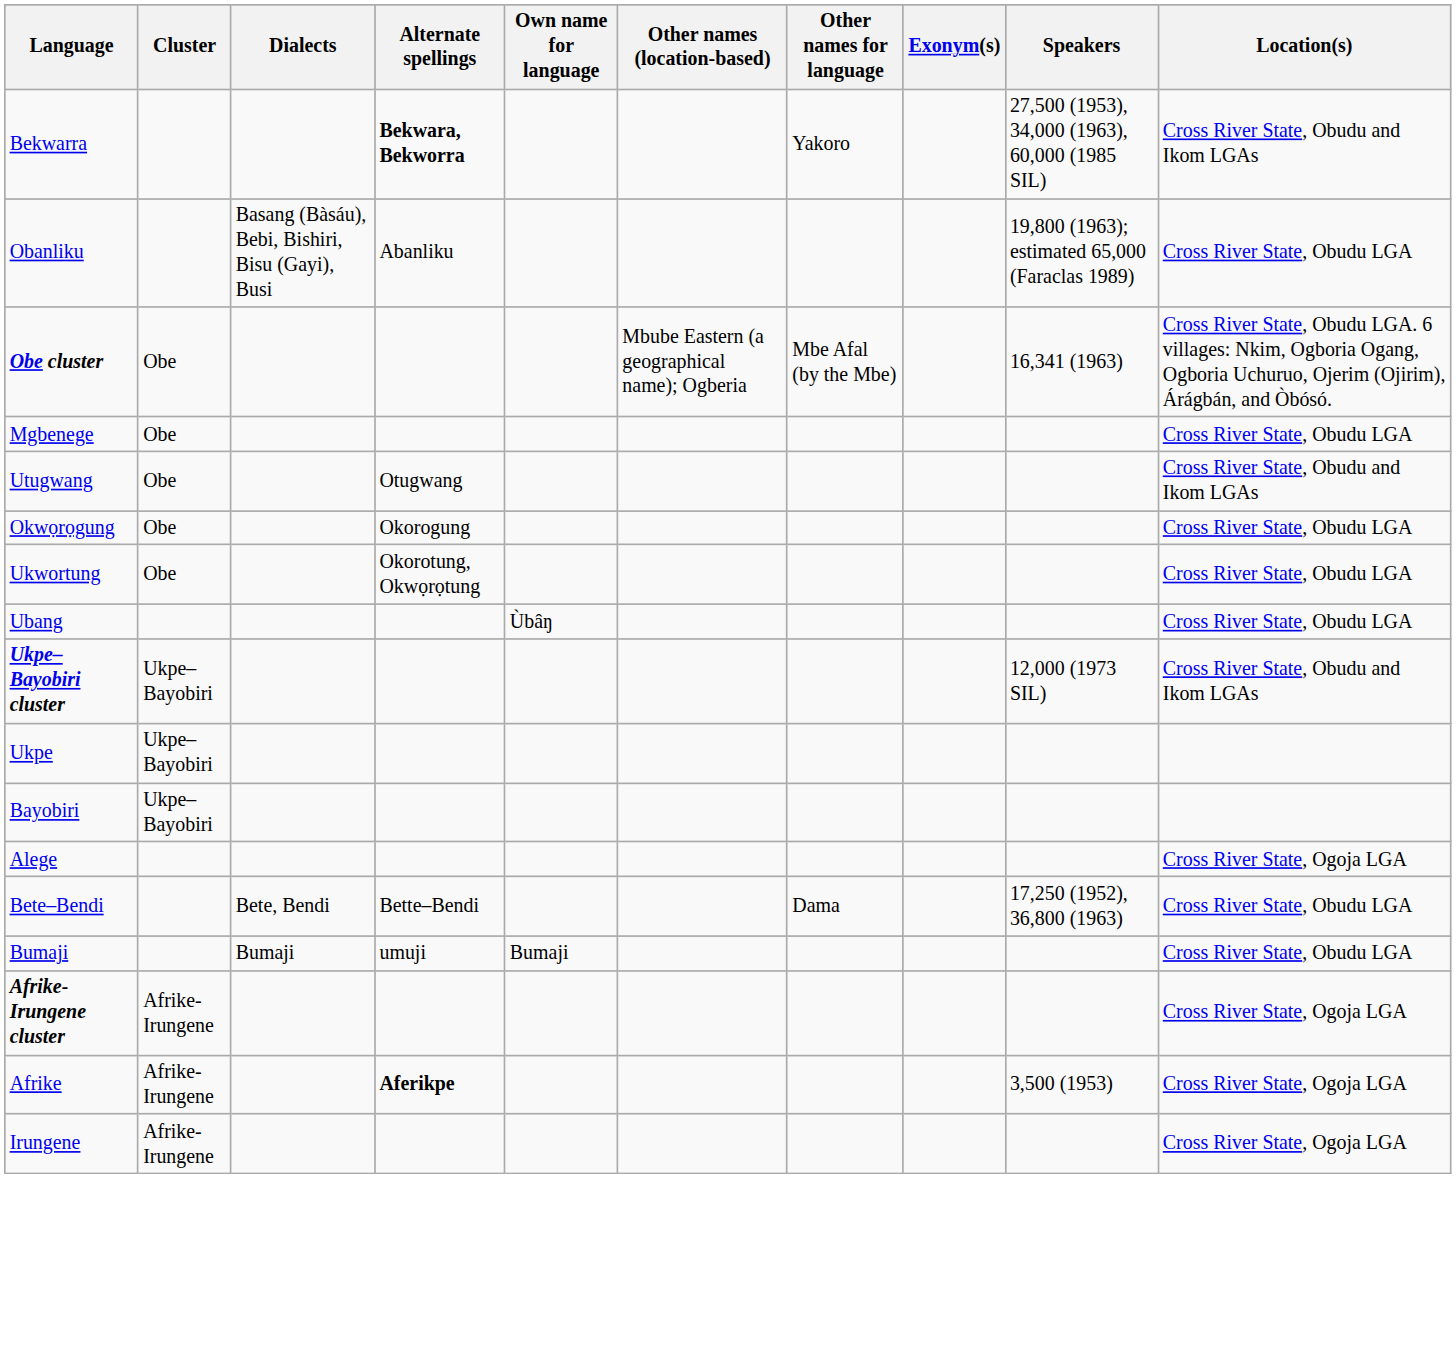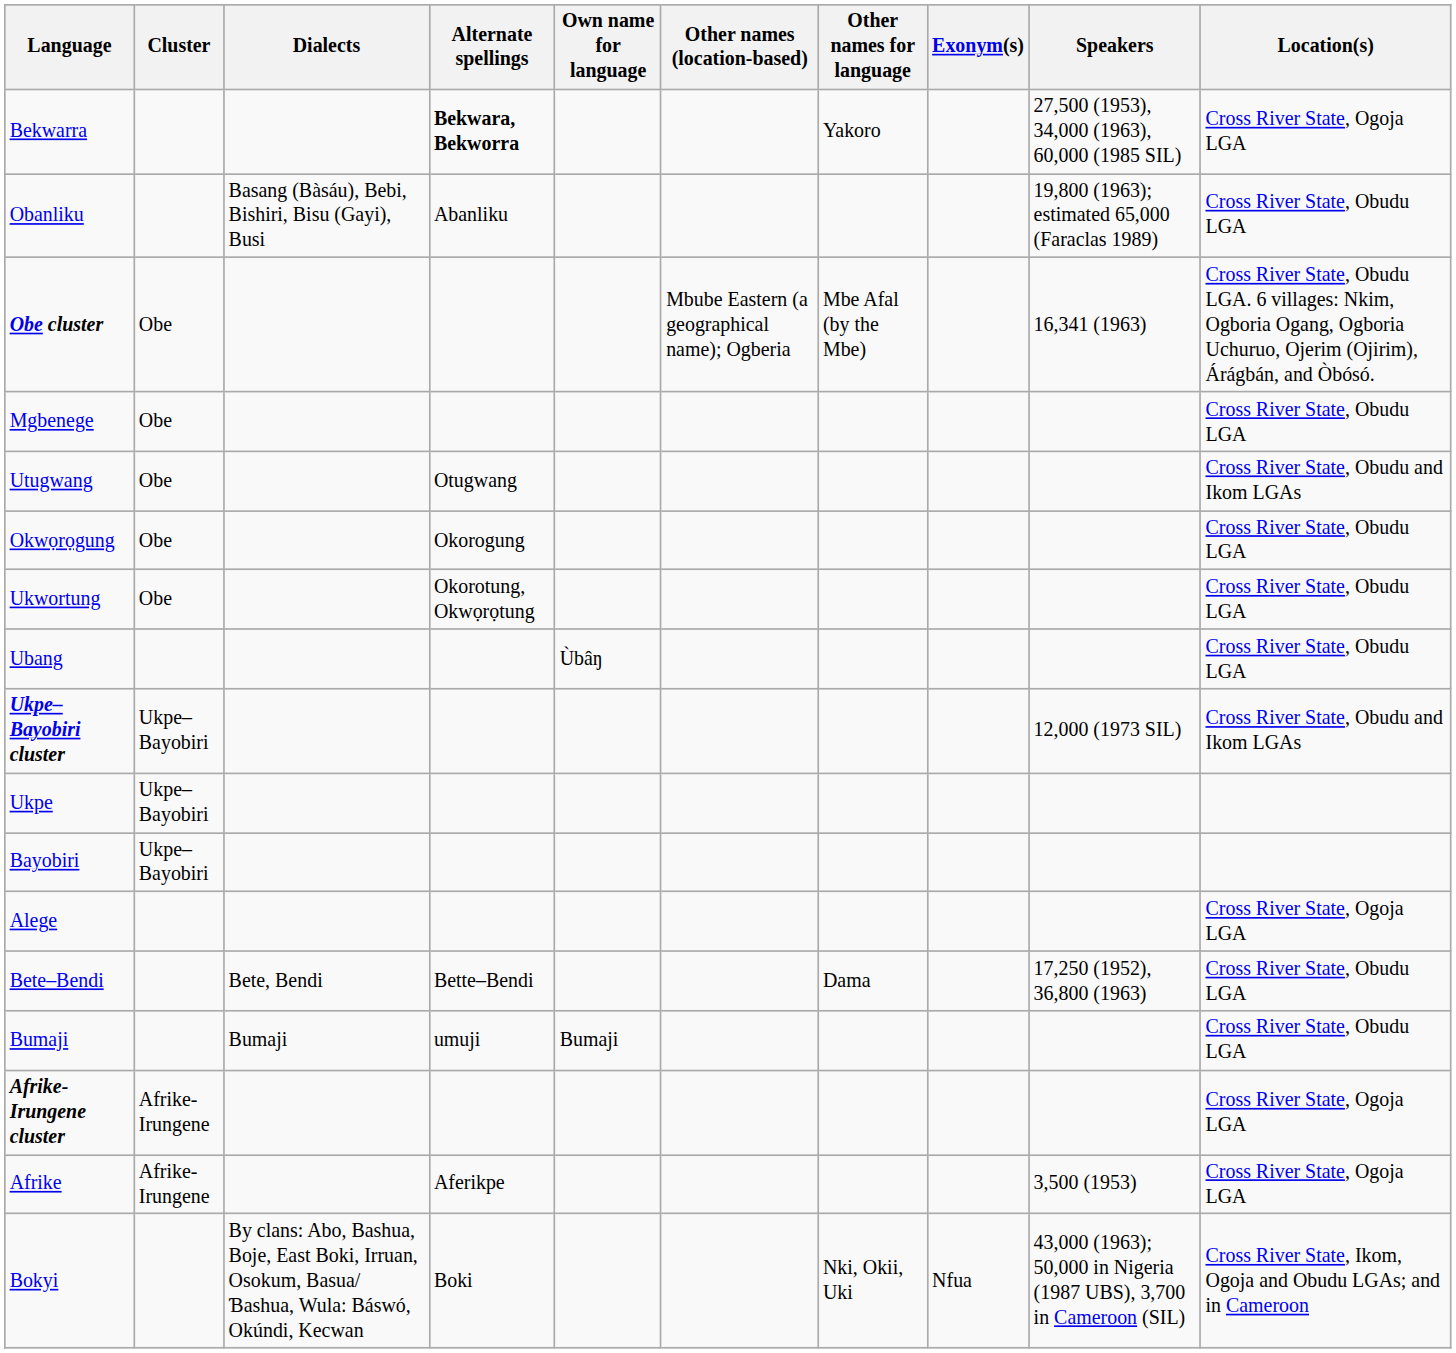(1281, 143) Cross River State, Obudu and Ikom LGAs -> (1305, 130) Cross River State, Ogoja LGA
(417, 1084) bold -> (469, 1183) normal
- row: (45, 1143)
+ row: (34, 1280)
